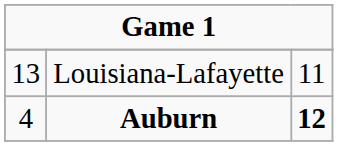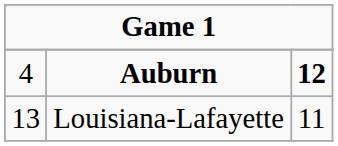rows swapped: (169, 72) <-> (169, 118)
